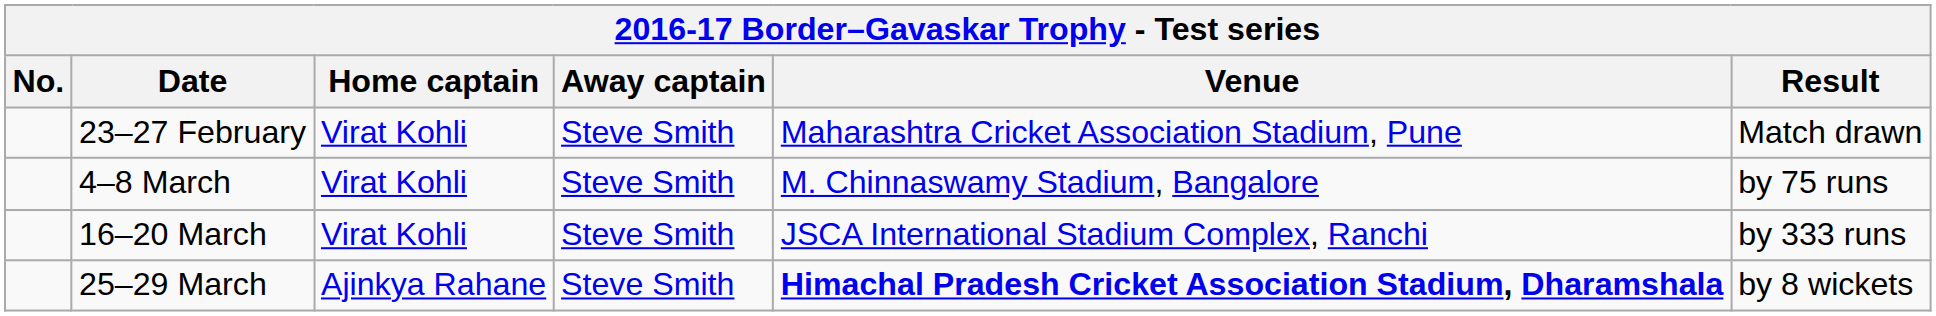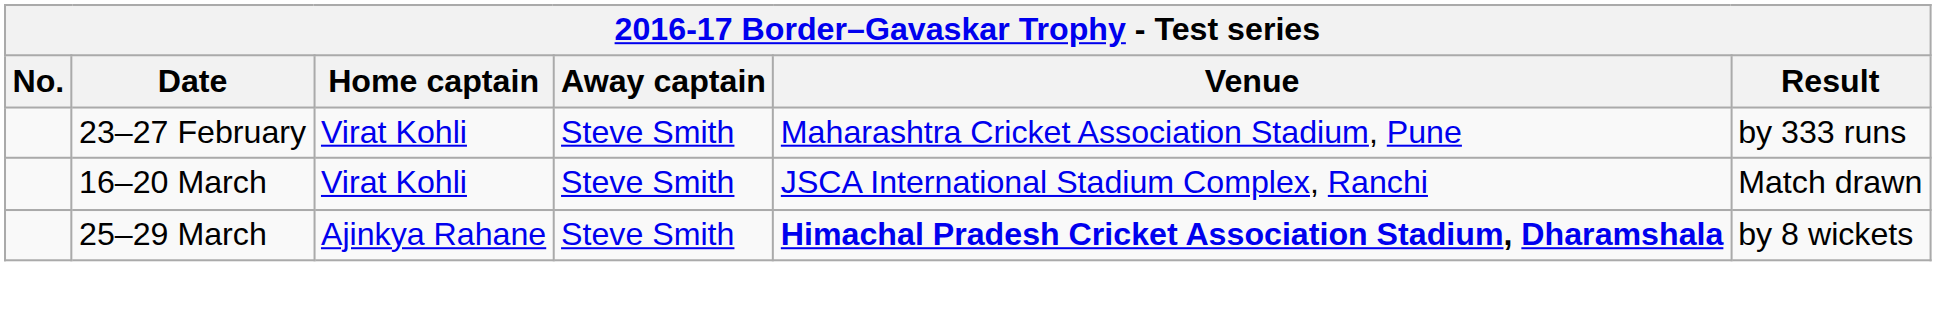(1830, 132) Match drawn -> (1822, 132) by 333 runs
- row: (155, 183)
(1822, 234) by 333 runs -> (1830, 183) Match drawn
